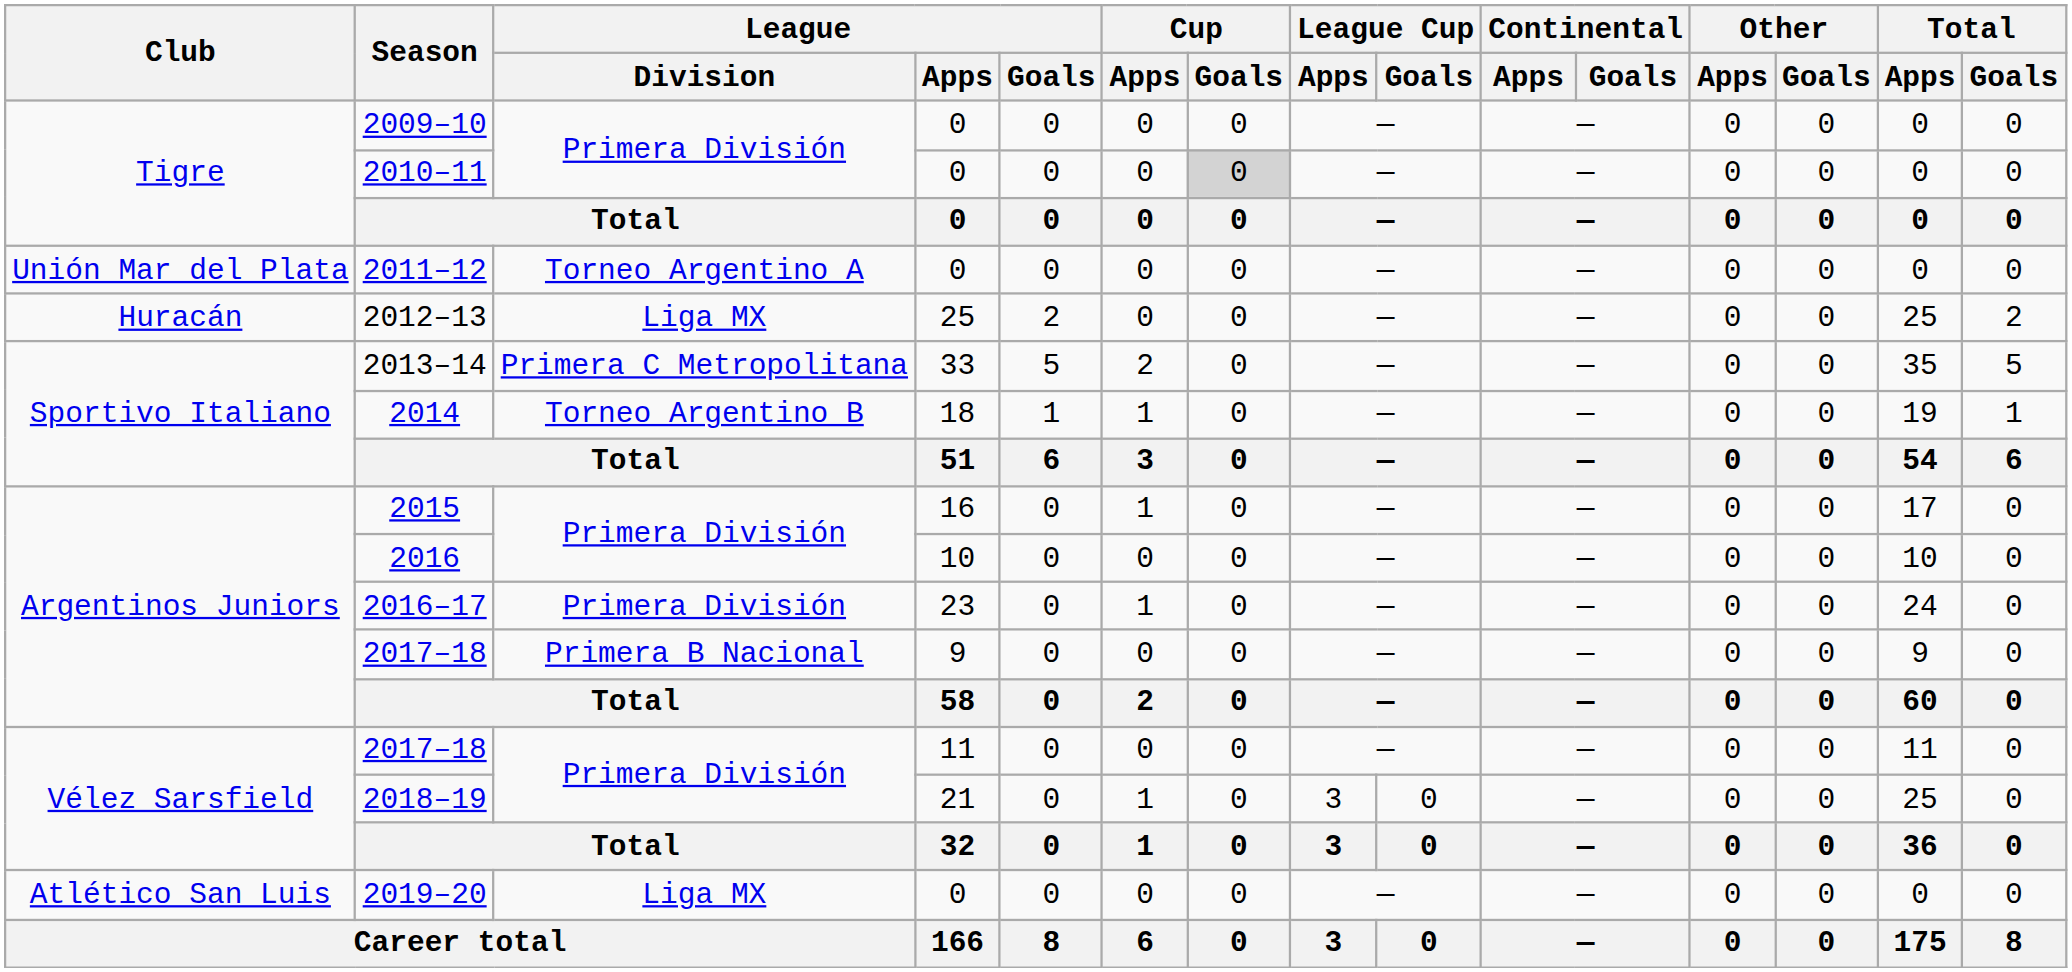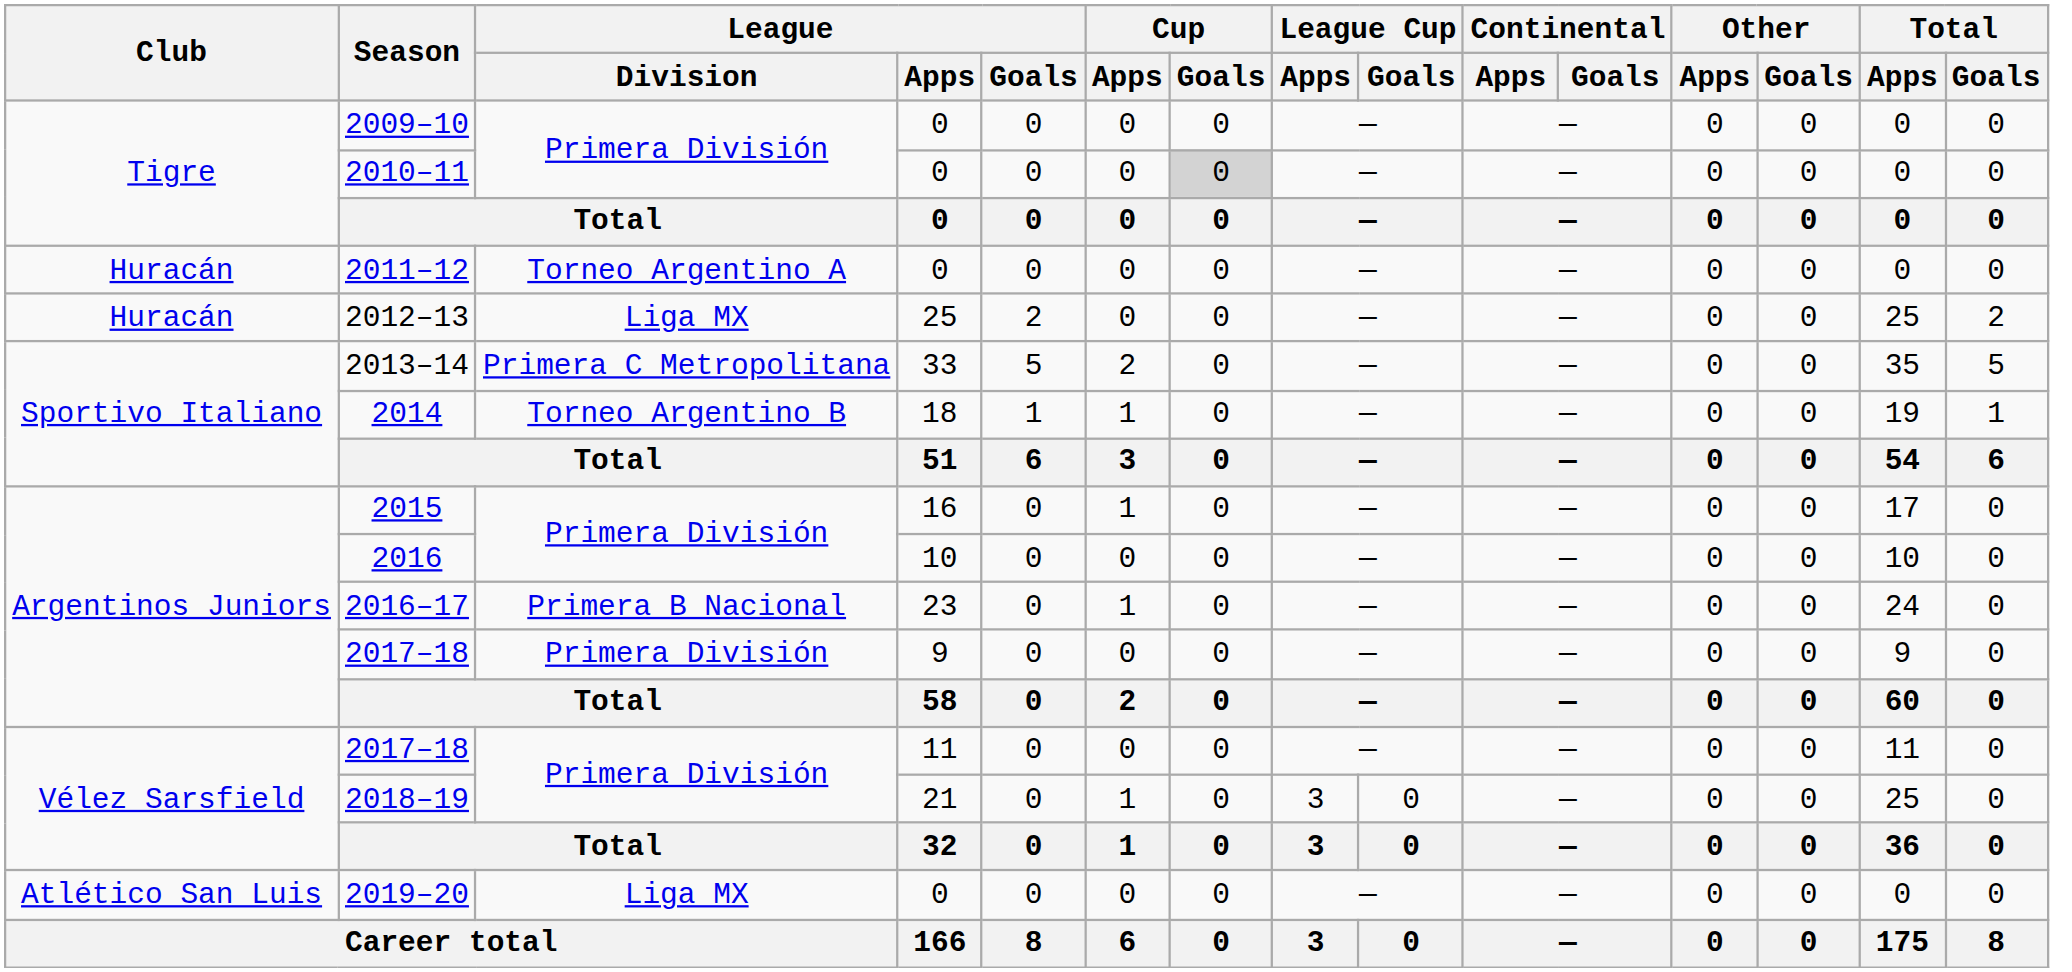(180, 270) Unión Mar del Plata -> (172, 270) Huracán
(704, 606) Primera División -> (687, 606) Primera B Nacional
(704, 654) Primera B Nacional -> (687, 654) Primera División
